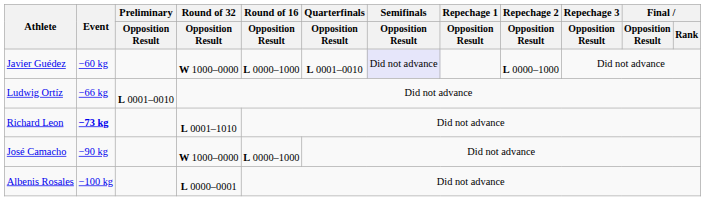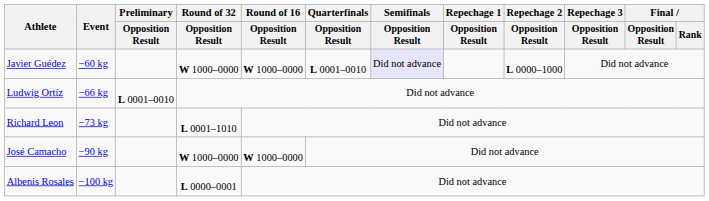(271, 70) L 0000–1000 -> (273, 70) W 1000–0000
(94, 123) bold -> (93, 123) normal
(271, 158) L 0000–1000 -> (273, 158) W 1000–0000
